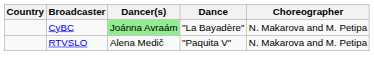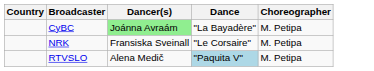(308, 27) N. Makarova and M. Petipa -> (281, 27) M. Petipa
+ row: (59, 43)
(207, 43) no background -> (218, 58) lightblue background
(308, 43) N. Makarova and M. Petipa -> (281, 58) M. Petipa
